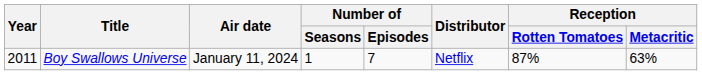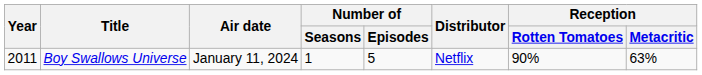(371, 59) 7 -> (371, 59) 5
(525, 59) 87% -> (525, 59) 90%
